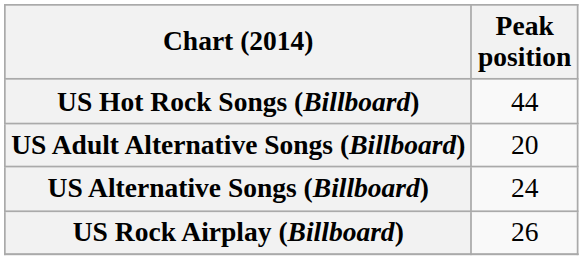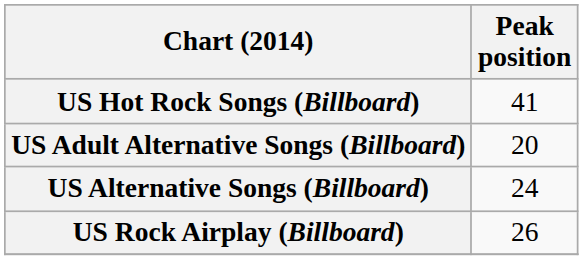(525, 100) 44 -> (525, 100) 41
